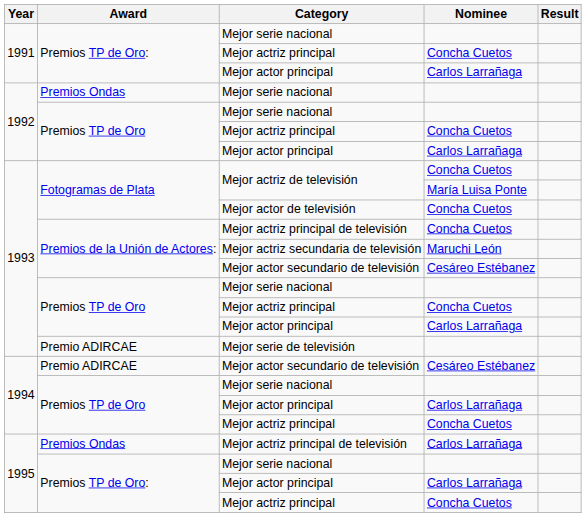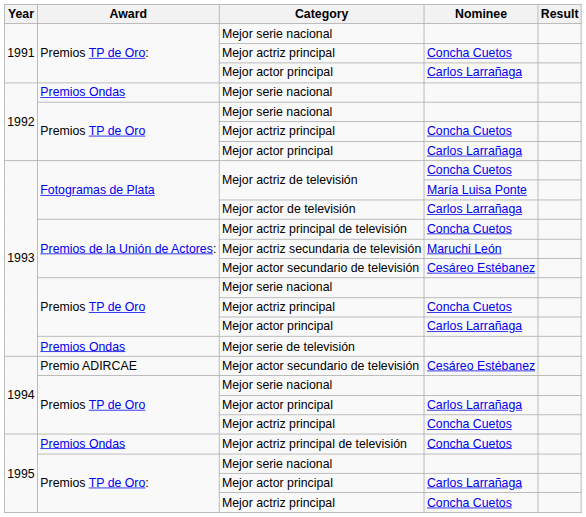(469, 209) Concha Cuetos -> (475, 209) Carlos Larrañaga
(89, 346) Premio ADIRCAE -> (83, 346) Premios Ondas
(475, 444) Carlos Larrañaga -> (469, 444) Concha Cuetos
